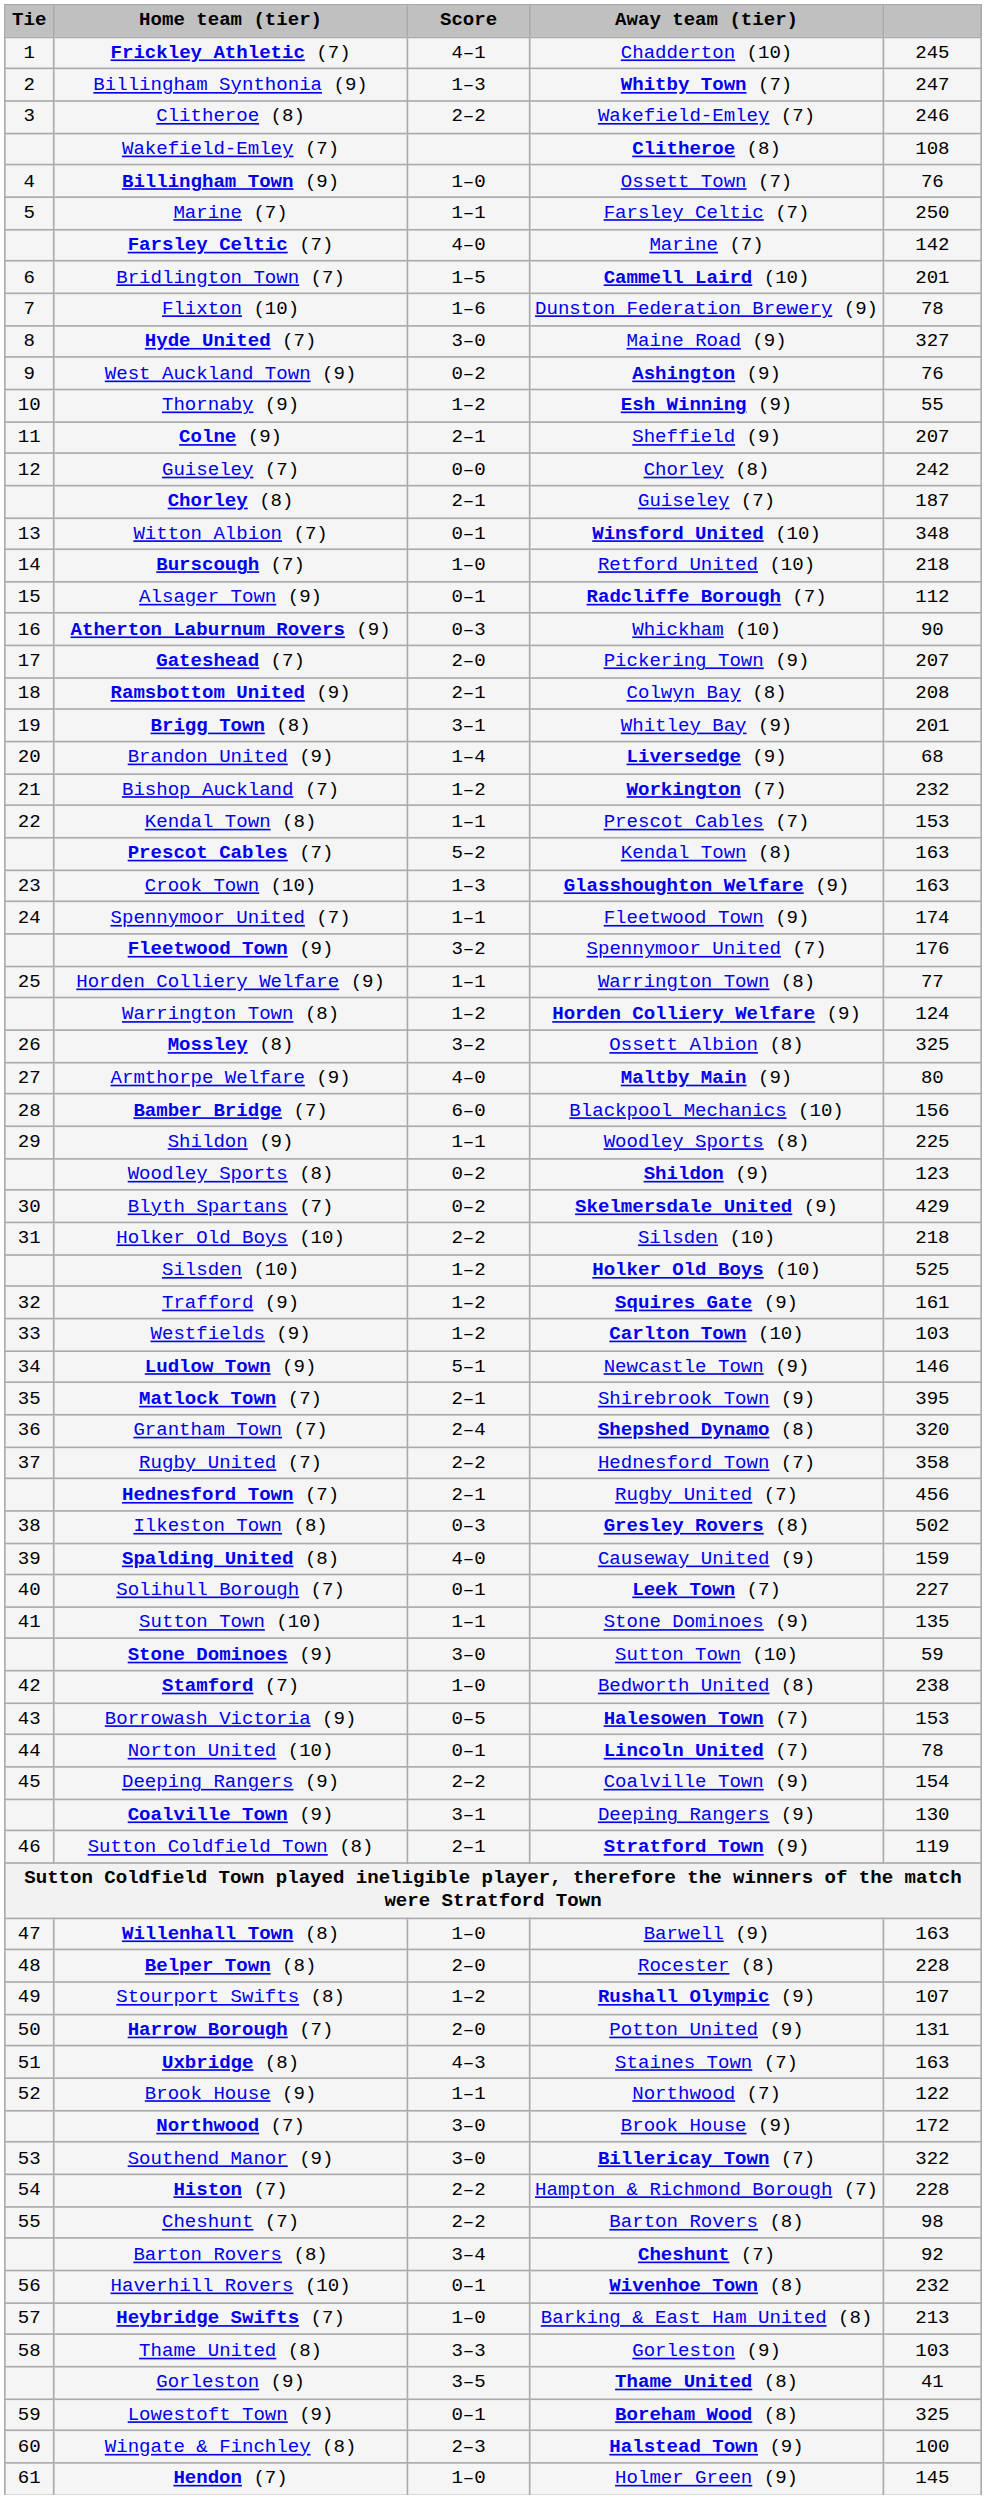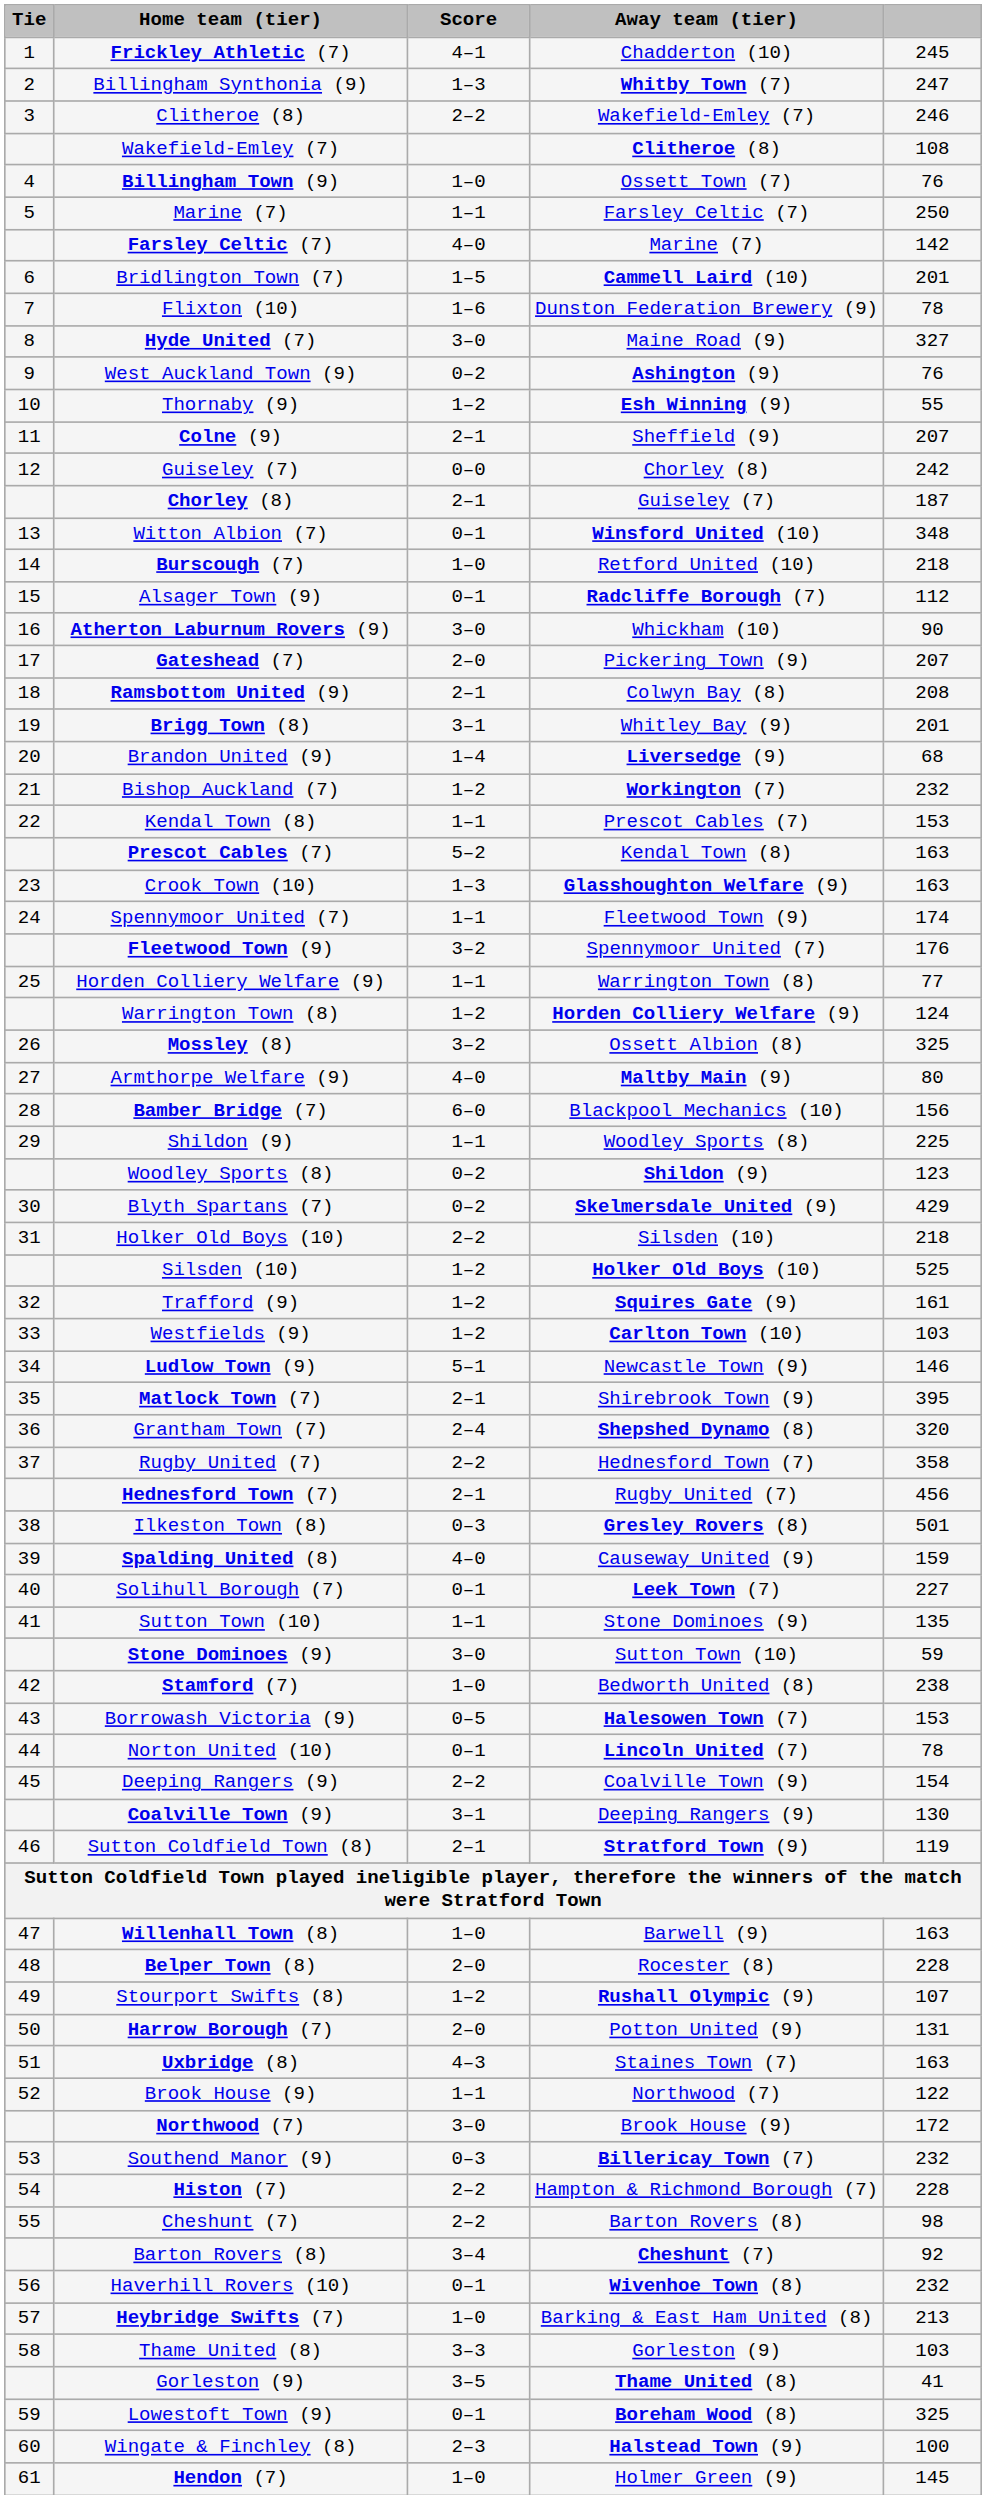(469, 629) 0–3 -> (469, 629) 3–0
(932, 1526) 502 -> (932, 1526) 501
(469, 2158) 3–0 -> (469, 2158) 0–3
(932, 2158) 322 -> (932, 2158) 232
